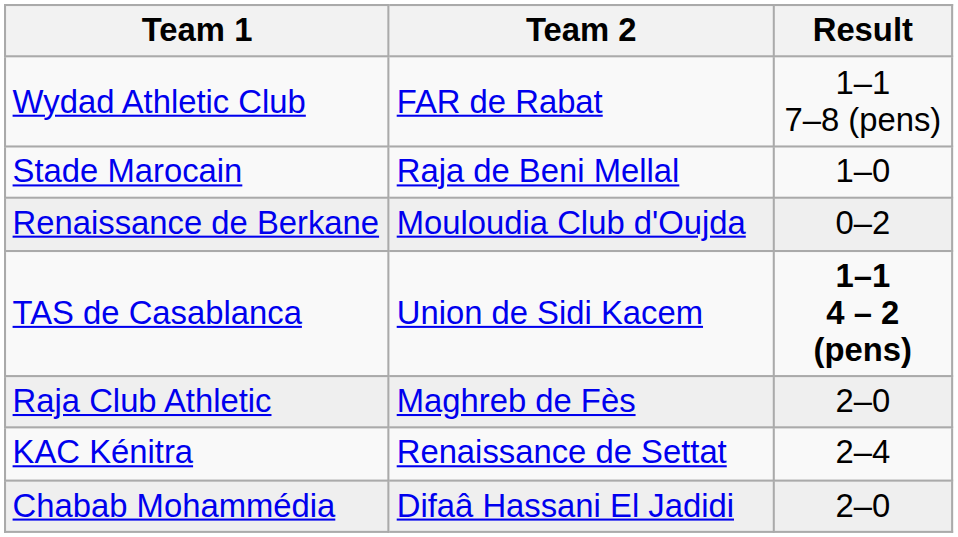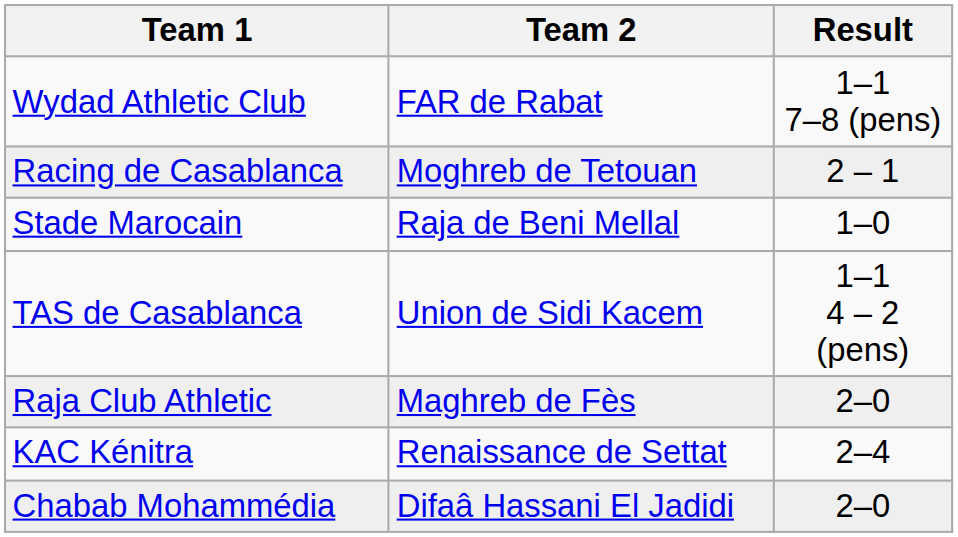+ row: (178, 171)
- row: (196, 223)
(863, 312) bold -> (863, 312) normal
